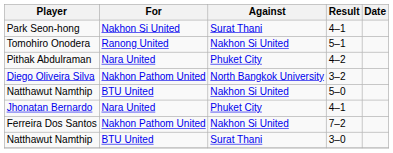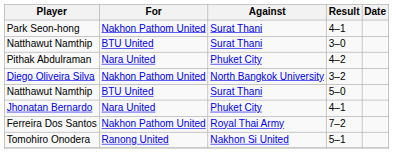(141, 28) Nakhon Si United -> (154, 28) Nakhon Pathom United
rows swapped: (49, 140) <-> (48, 44)
(250, 92) Nakhon Si United -> (236, 92) Surat Thani
(250, 124) Nakhon Si United -> (247, 124) Royal Thai Army
